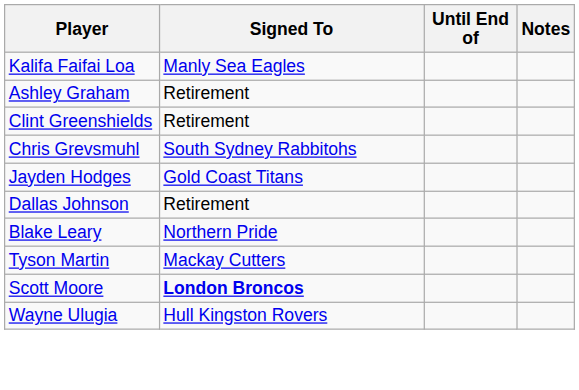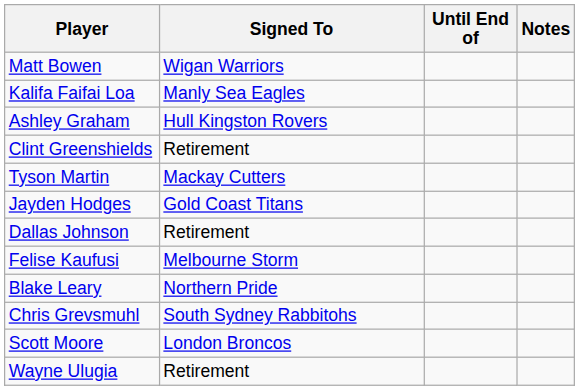+ row: (55, 66)
(206, 94) Retirement -> (245, 122) Hull Kingston Rovers
rows swapped: (74, 149) <-> (59, 260)
+ row: (64, 260)
(234, 288) bold -> (227, 344) normal
(245, 316) Hull Kingston Rovers -> (206, 371) Retirement
